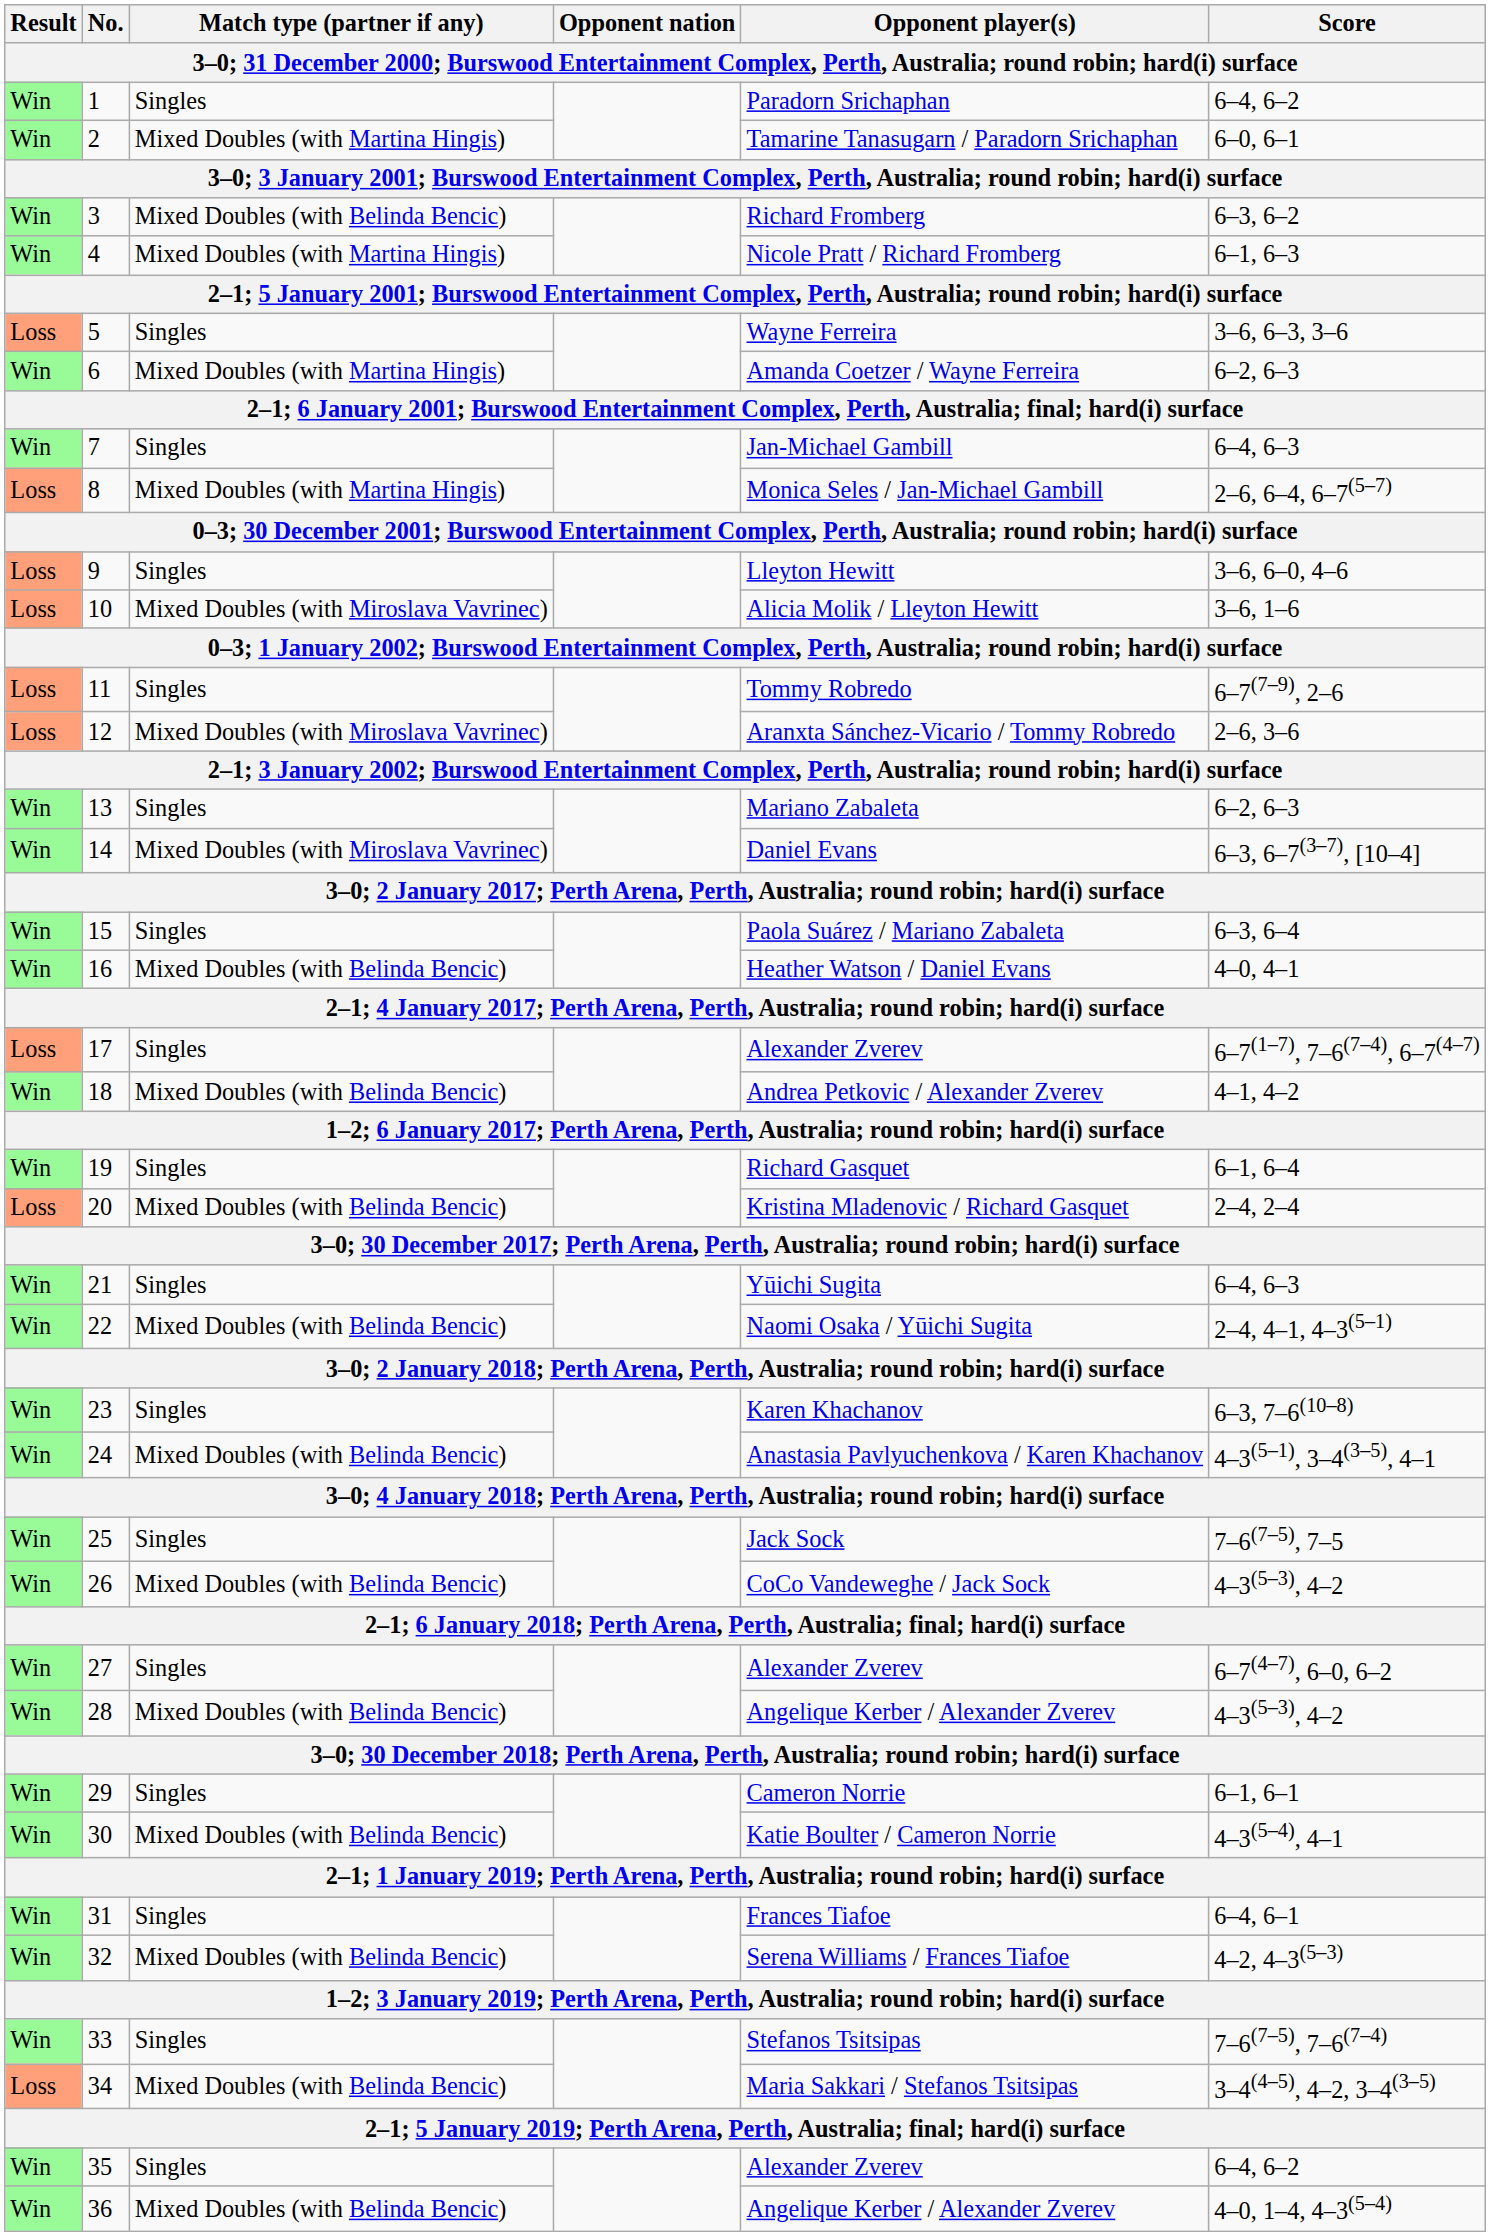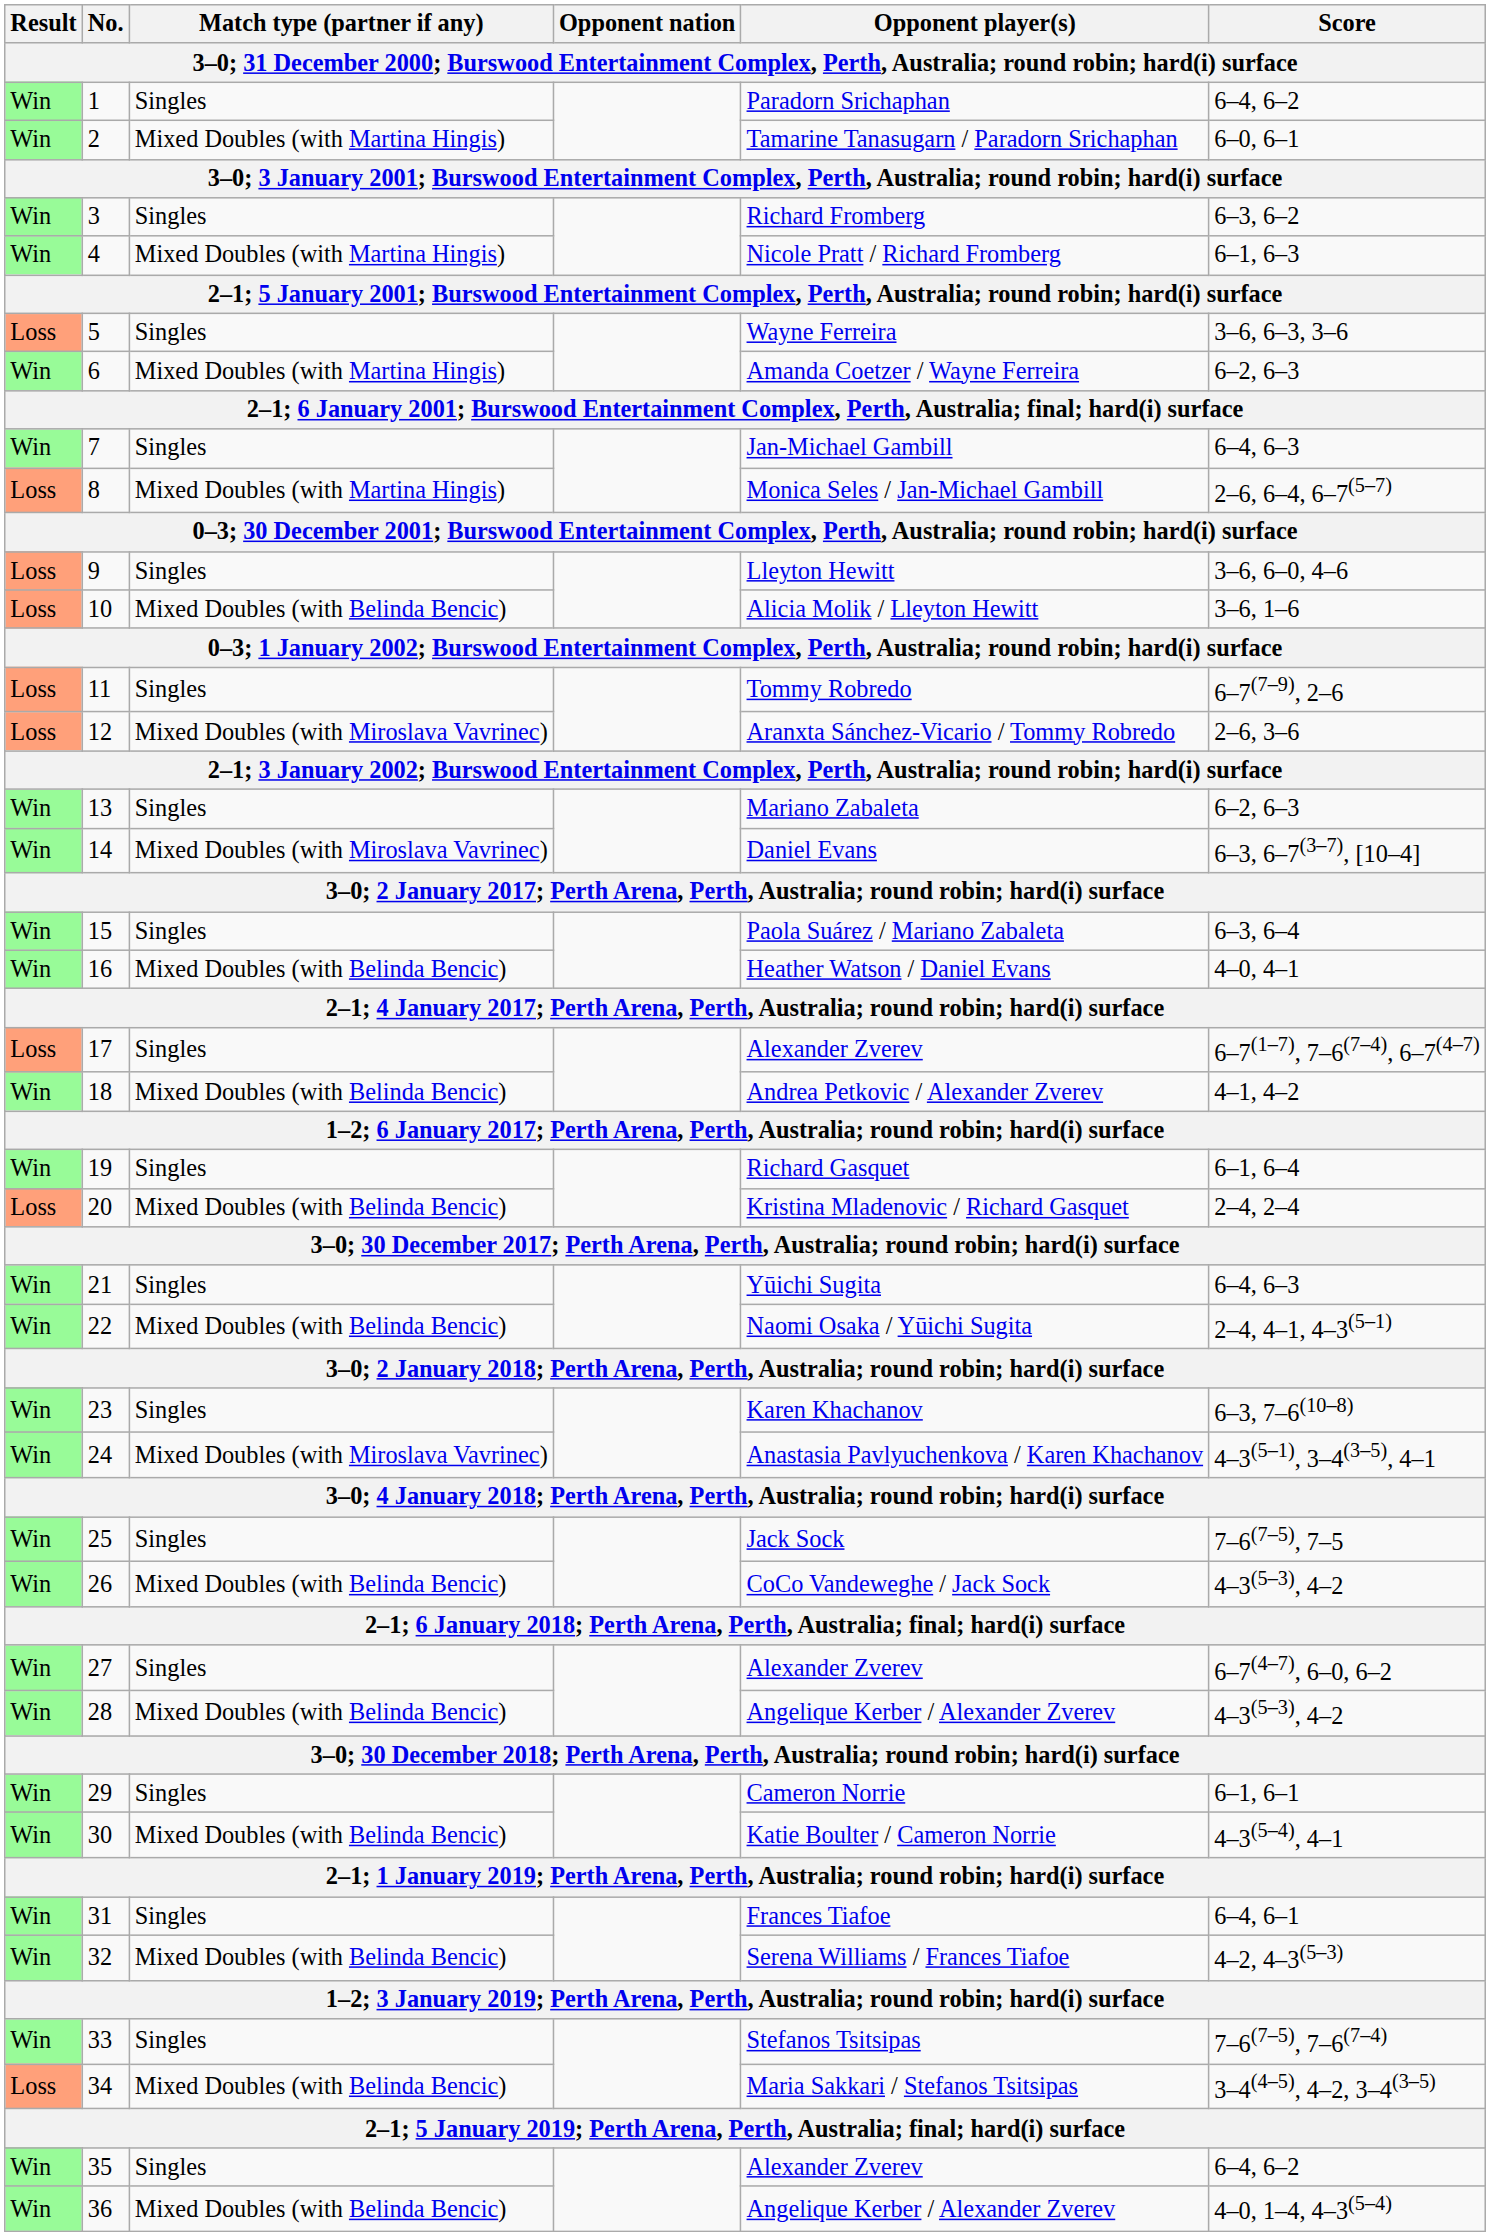(321, 216) Mixed Doubles (with Belinda Bencic) -> (171, 216) Singles
(341, 608) Mixed Doubles (with Miroslava Vavrinec) -> (321, 608) Mixed Doubles (with Belinda Bencic)
(321, 1455) Mixed Doubles (with Belinda Bencic) -> (341, 1455) Mixed Doubles (with Miroslava Vavrinec)
